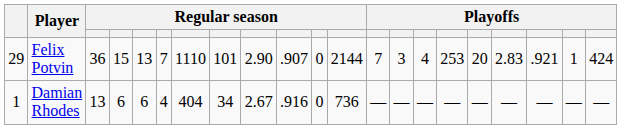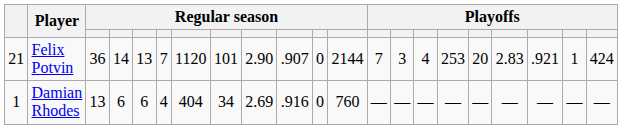(16, 58) 29 -> (16, 58) 21
(121, 58) 15 -> (121, 58) 14
(190, 58) 1110 -> (191, 58) 1120
(259, 102) 2.67 -> (259, 102) 2.69
(347, 102) 736 -> (347, 102) 760
